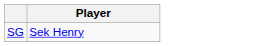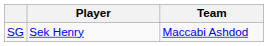+ column: (212, 13)
